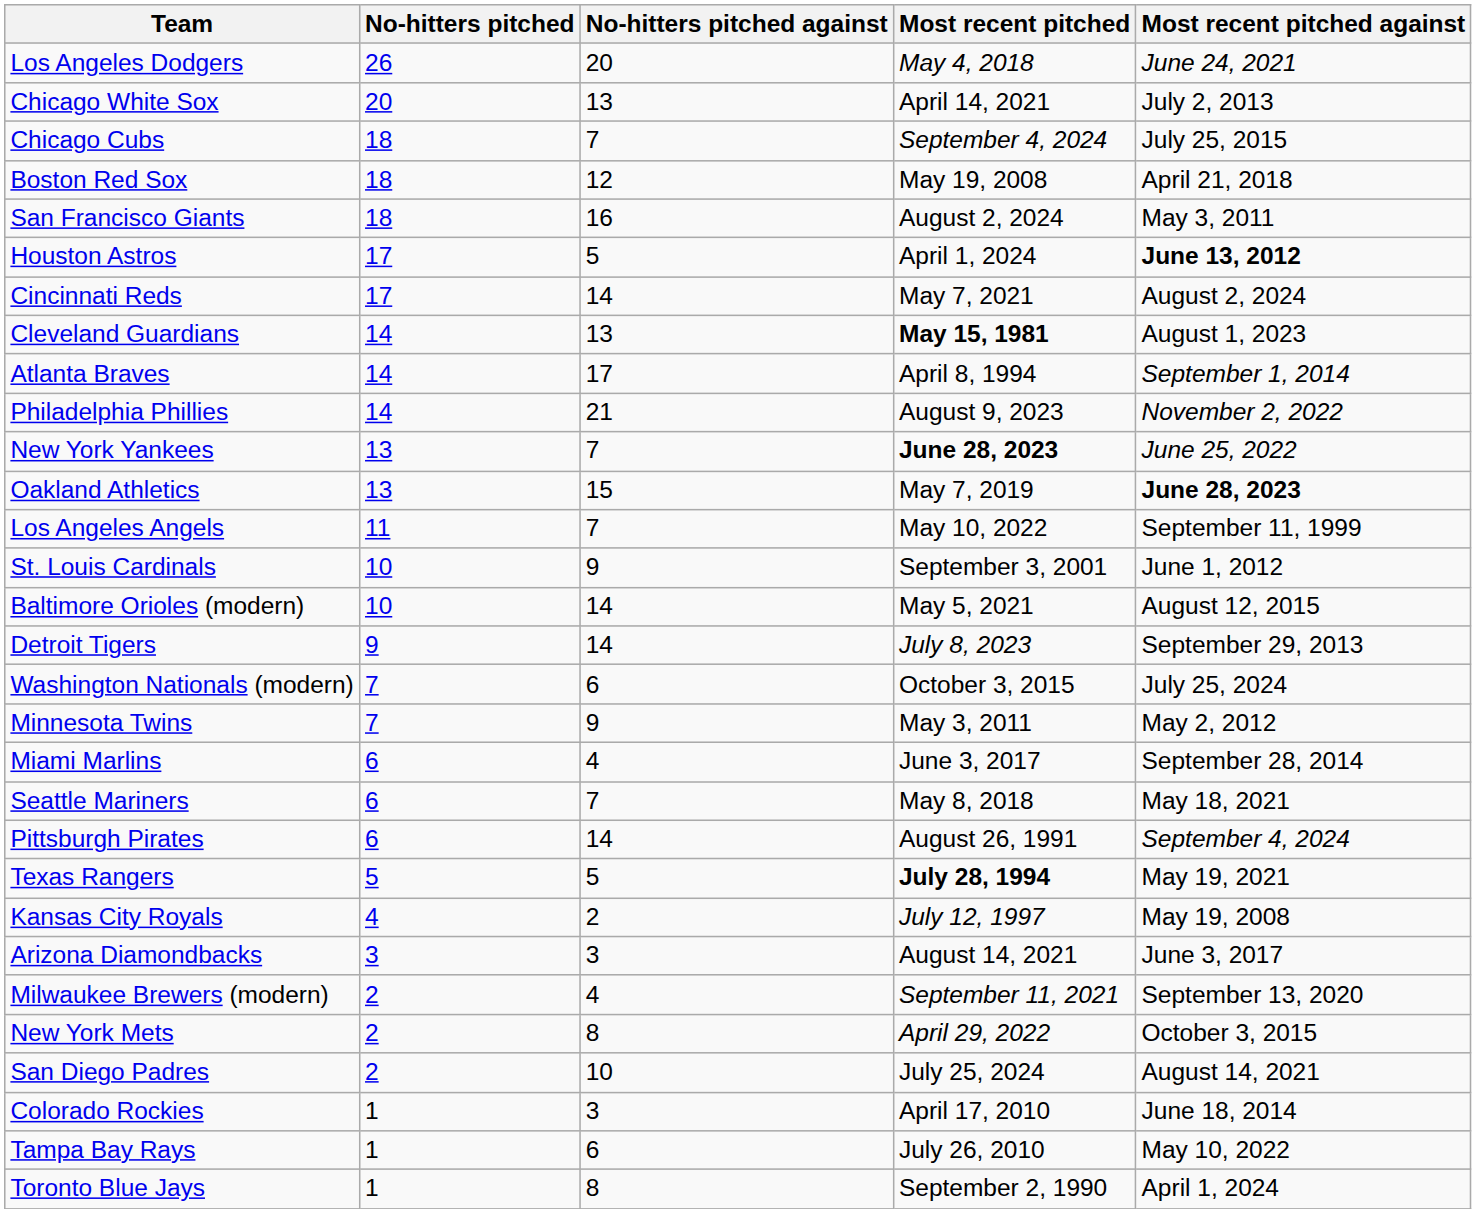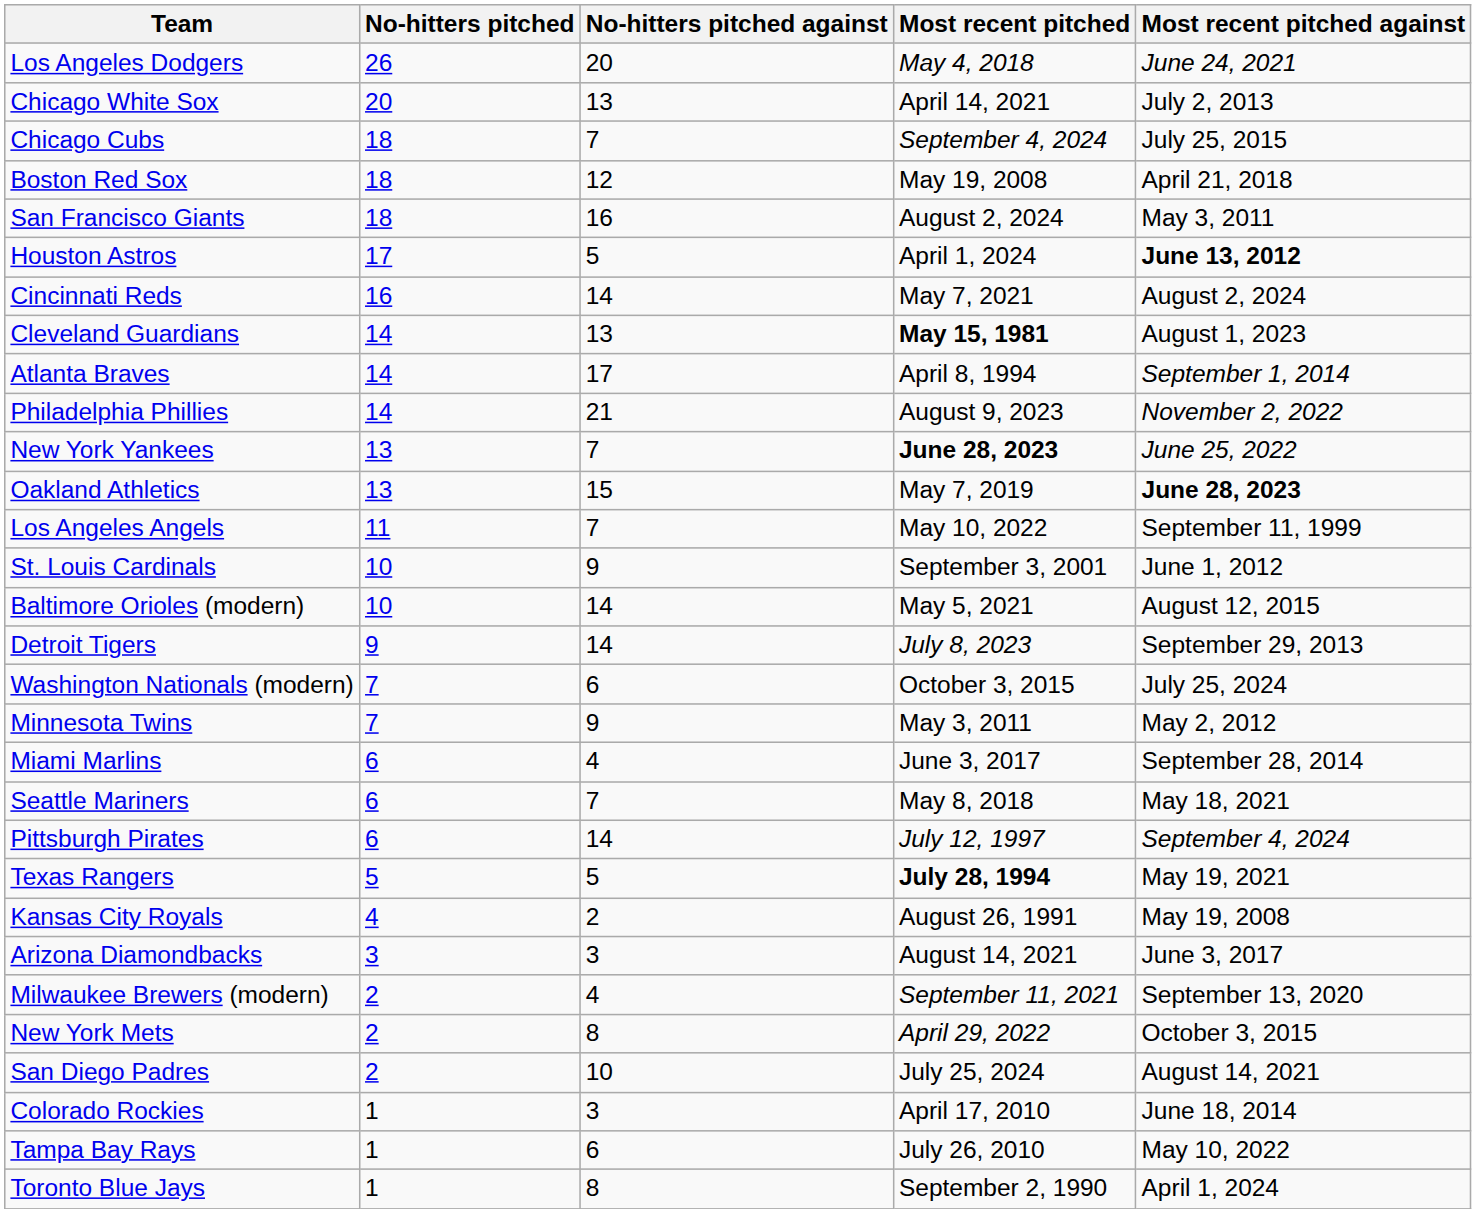(379, 295) 17 -> (379, 295) 16
(988, 839) August 26, 1991 -> (972, 839) July 12, 1997
(972, 916) July 12, 1997 -> (988, 916) August 26, 1991
